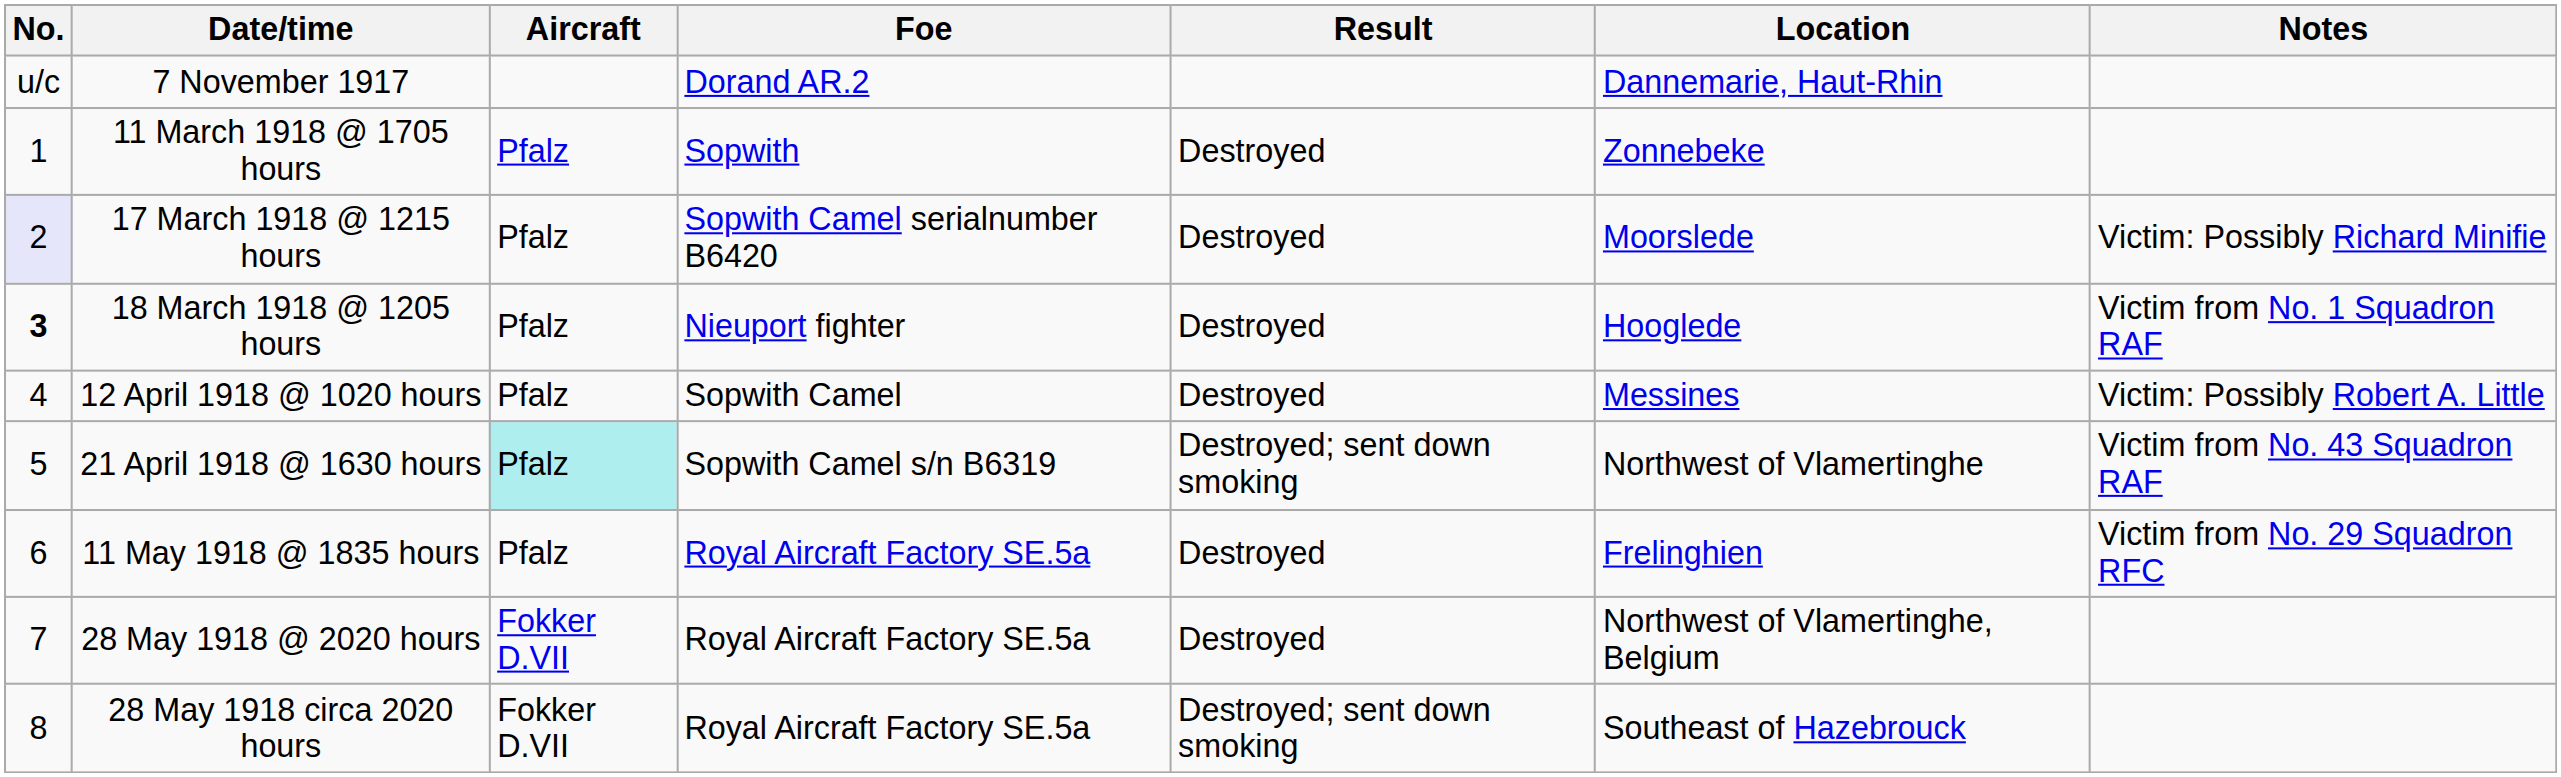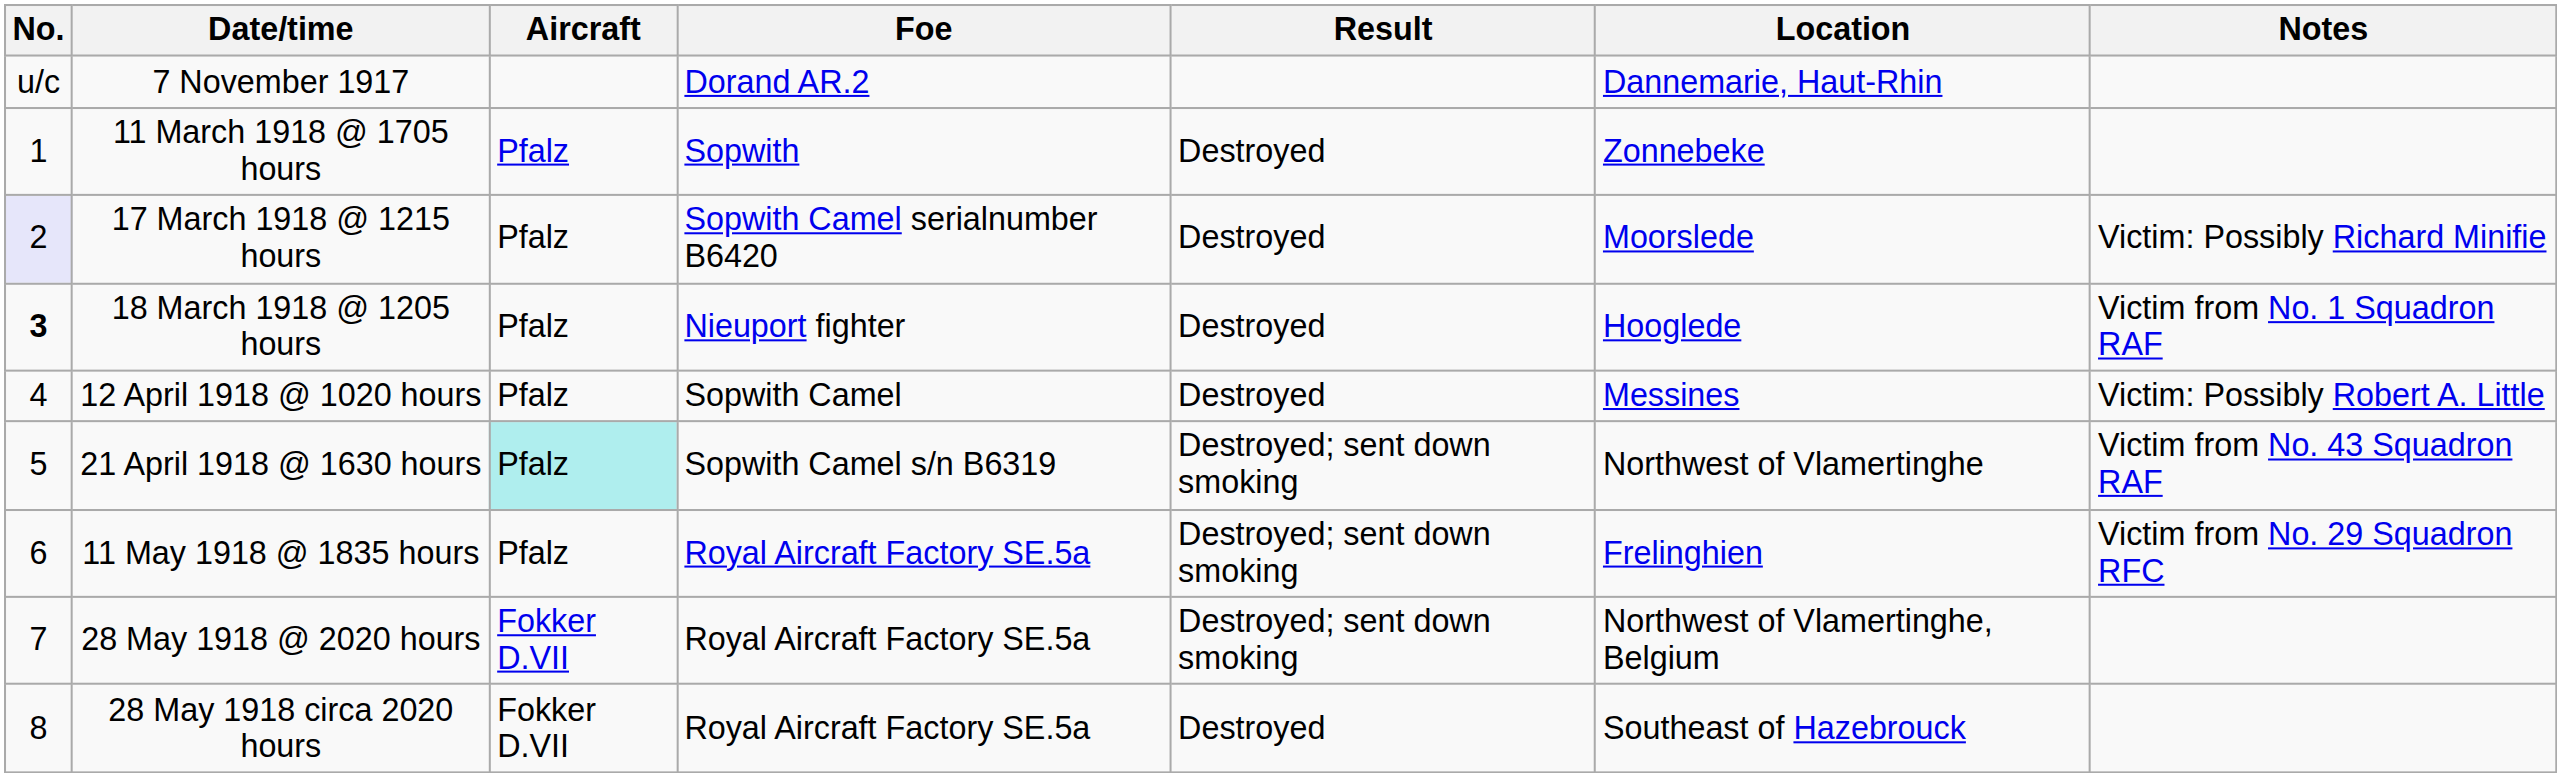(1252, 552) Destroyed -> (1334, 552) Destroyed; sent down smoking
(1252, 640) Destroyed -> (1334, 640) Destroyed; sent down smoking
(1334, 727) Destroyed; sent down smoking -> (1252, 727) Destroyed
